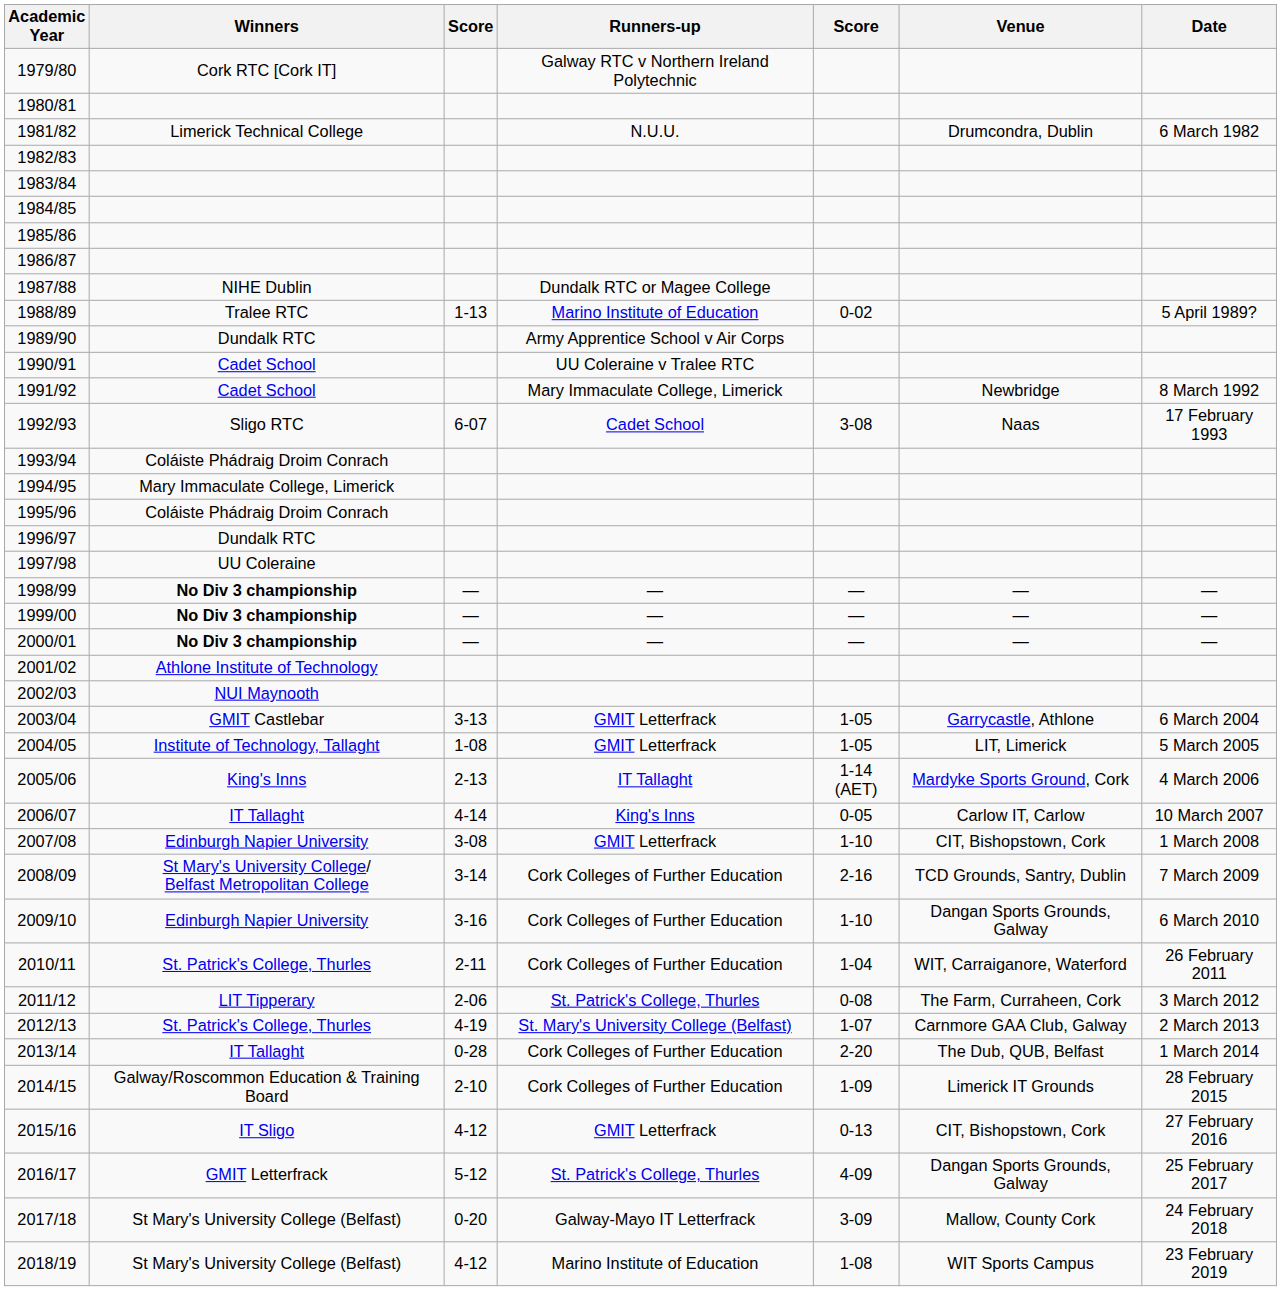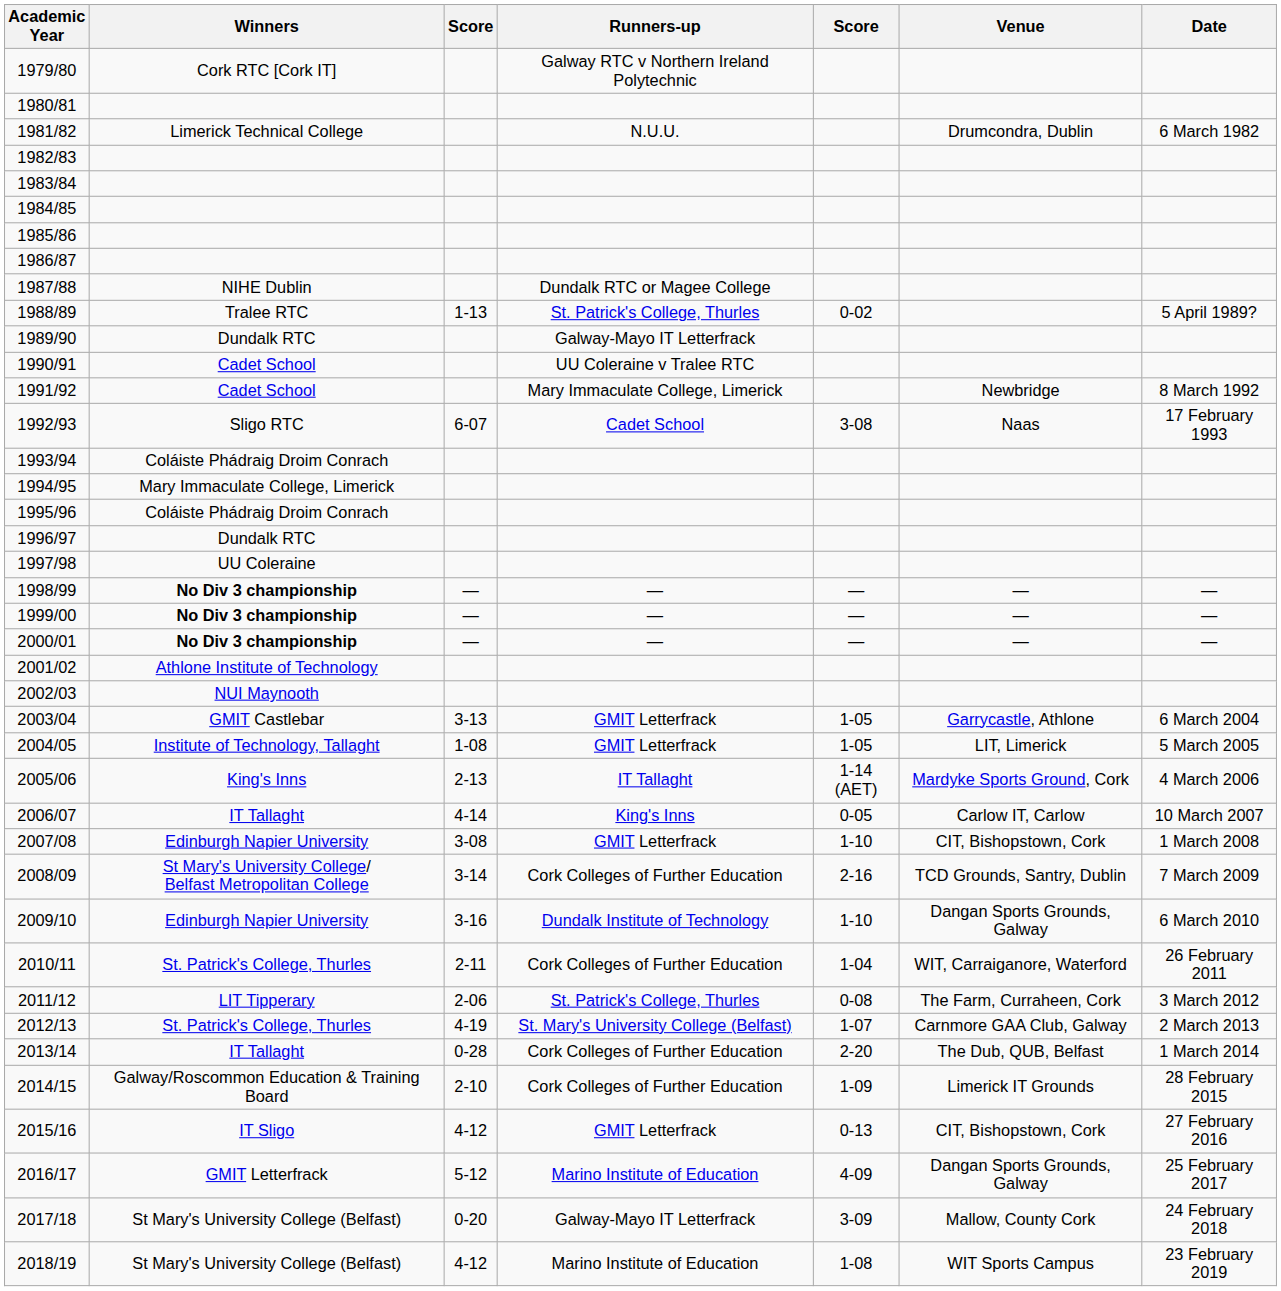(655, 312) Marino Institute of Education -> (655, 312) St. Patrick's College, Thurles
(655, 338) Army Apprentice School v Air Corps -> (655, 338) Galway-Mayo IT Letterfrack
(655, 920) Cork Colleges of Further Education -> (655, 920) Dundalk Institute of Technology
(655, 1175) St. Patrick's College, Thurles -> (655, 1175) Marino Institute of Education
